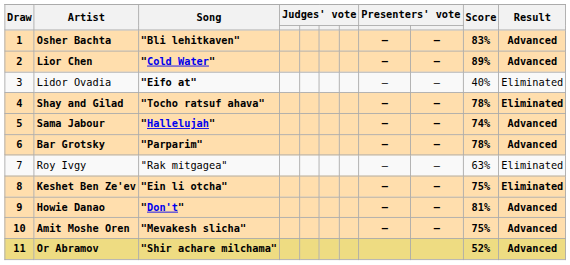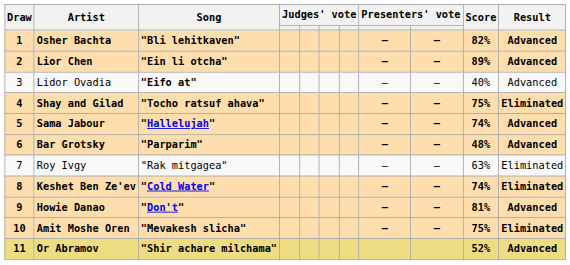(481, 40) 83% -> (481, 40) 82%
(178, 61) "Cold Water" -> (184, 61) "Ein li otcha"
(532, 82) Eliminated -> (532, 82) Advanced
(481, 103) 78% -> (481, 103) 75%
(481, 144) 78% -> (481, 144) 48%
(184, 186) "Ein li otcha" -> (178, 186) "Cold Water"
(481, 186) 75% -> (481, 186) 74%
(532, 228) Advanced -> (532, 228) Eliminated
